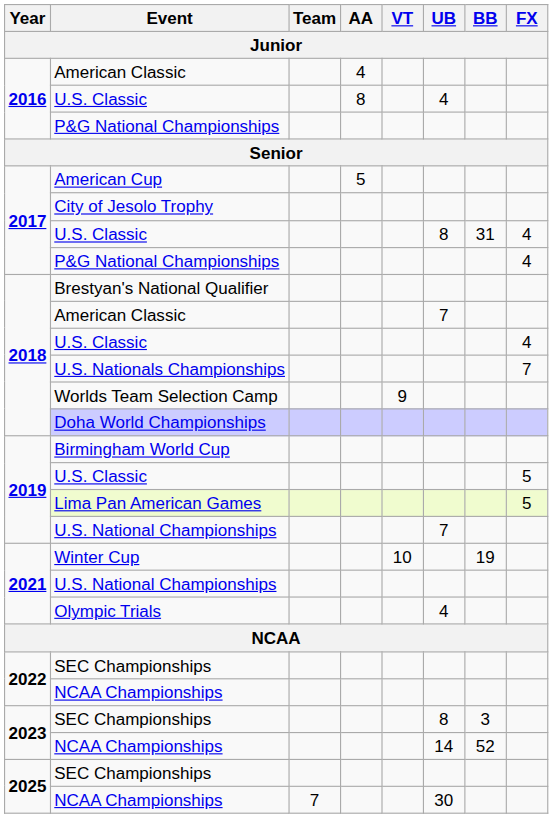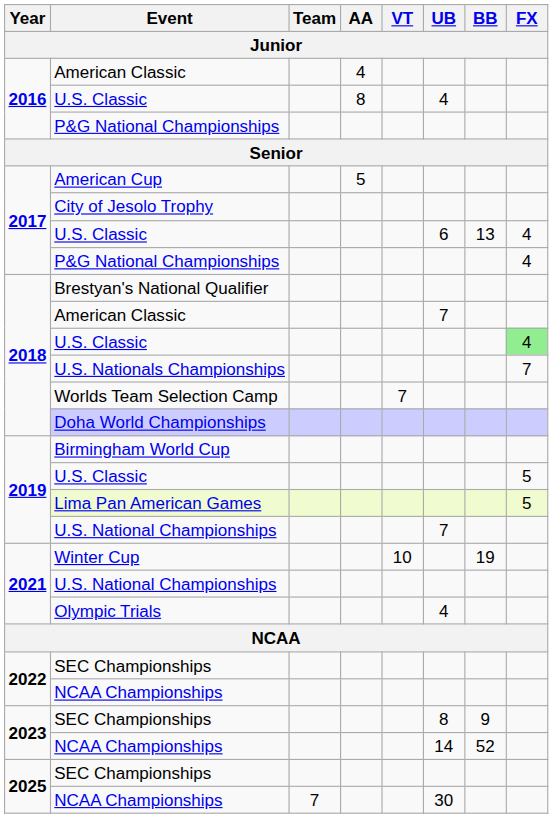(444, 234) 8 -> (444, 234) 6
(485, 234) 31 -> (485, 234) 13
(527, 342) no background -> (527, 342) lightgreen background
(402, 396) 9 -> (402, 396) 7
(485, 719) 3 -> (485, 719) 9
